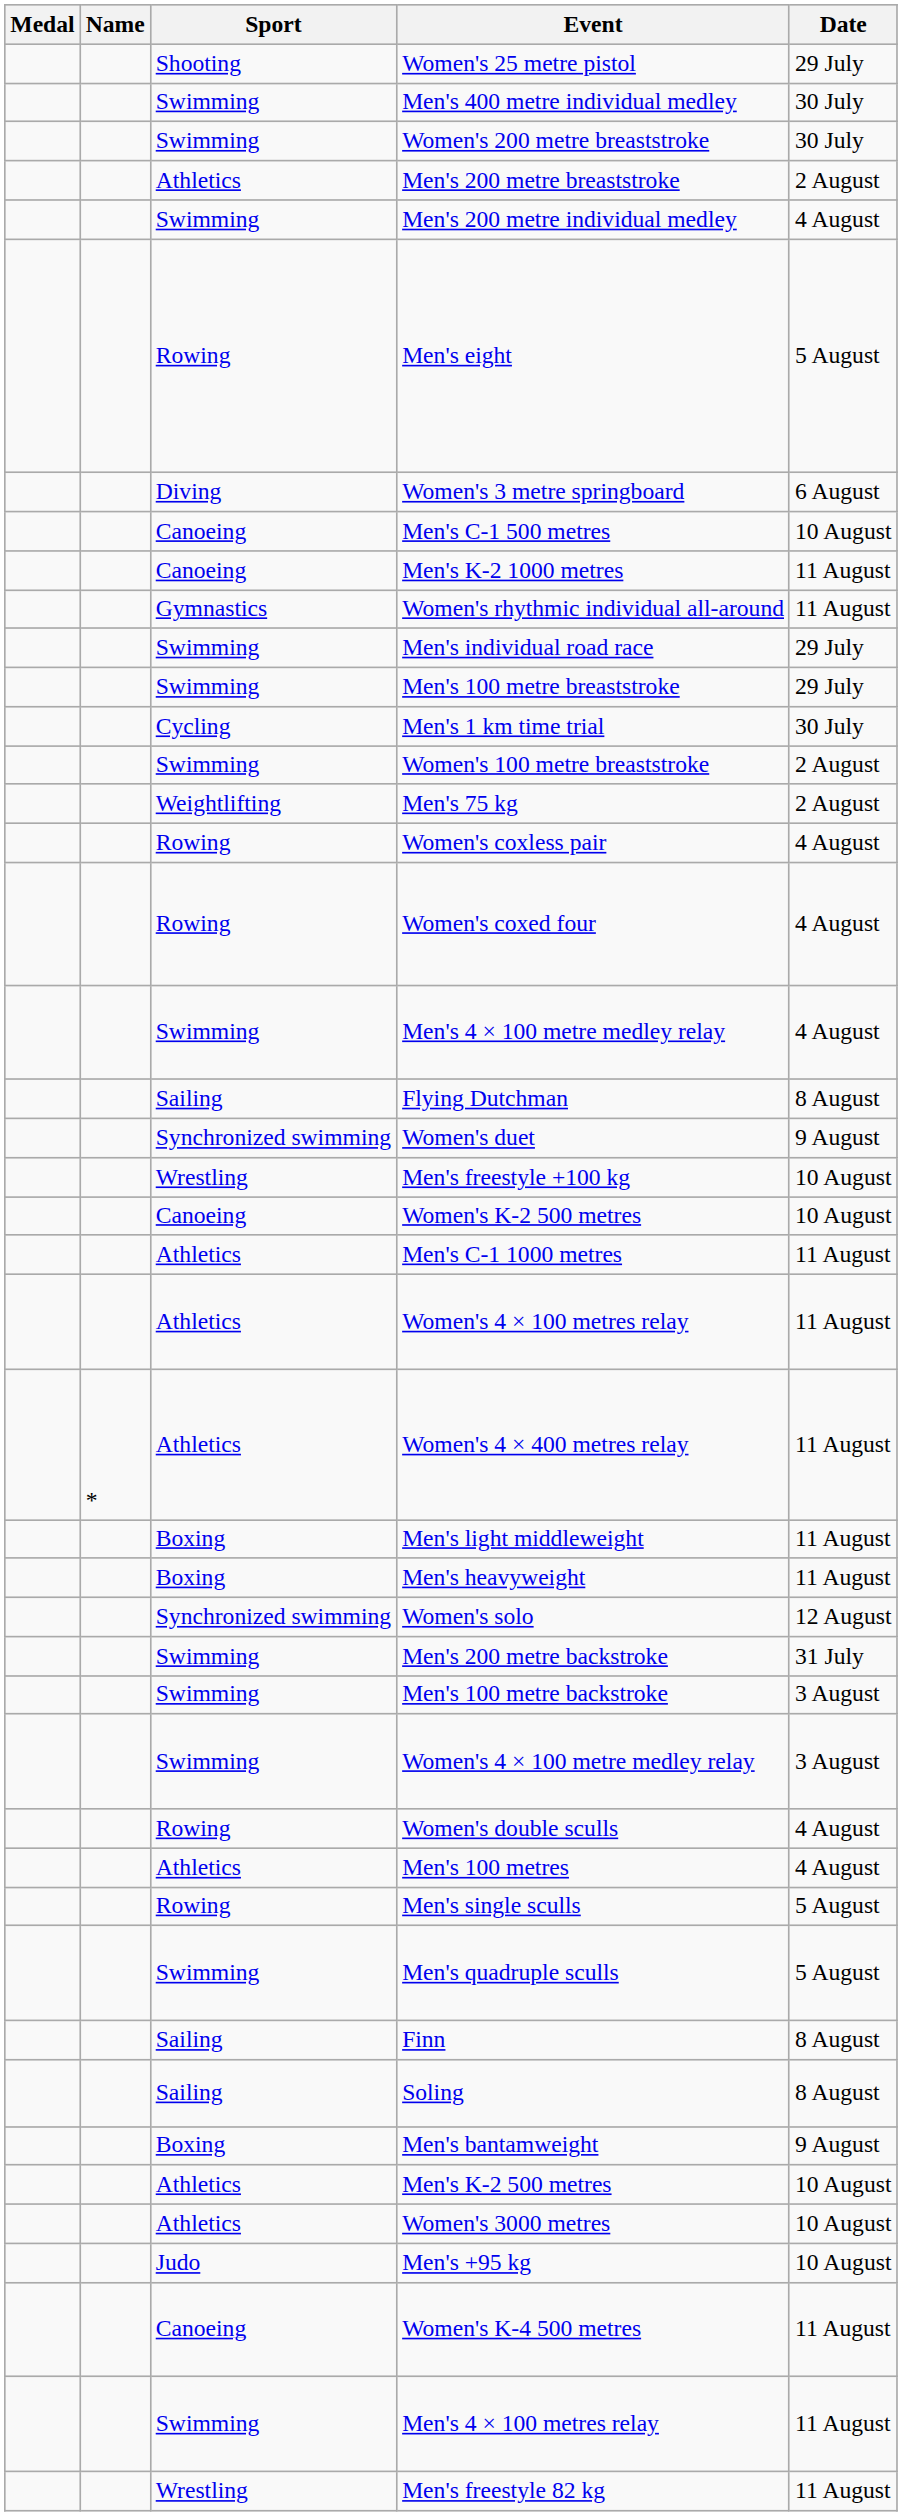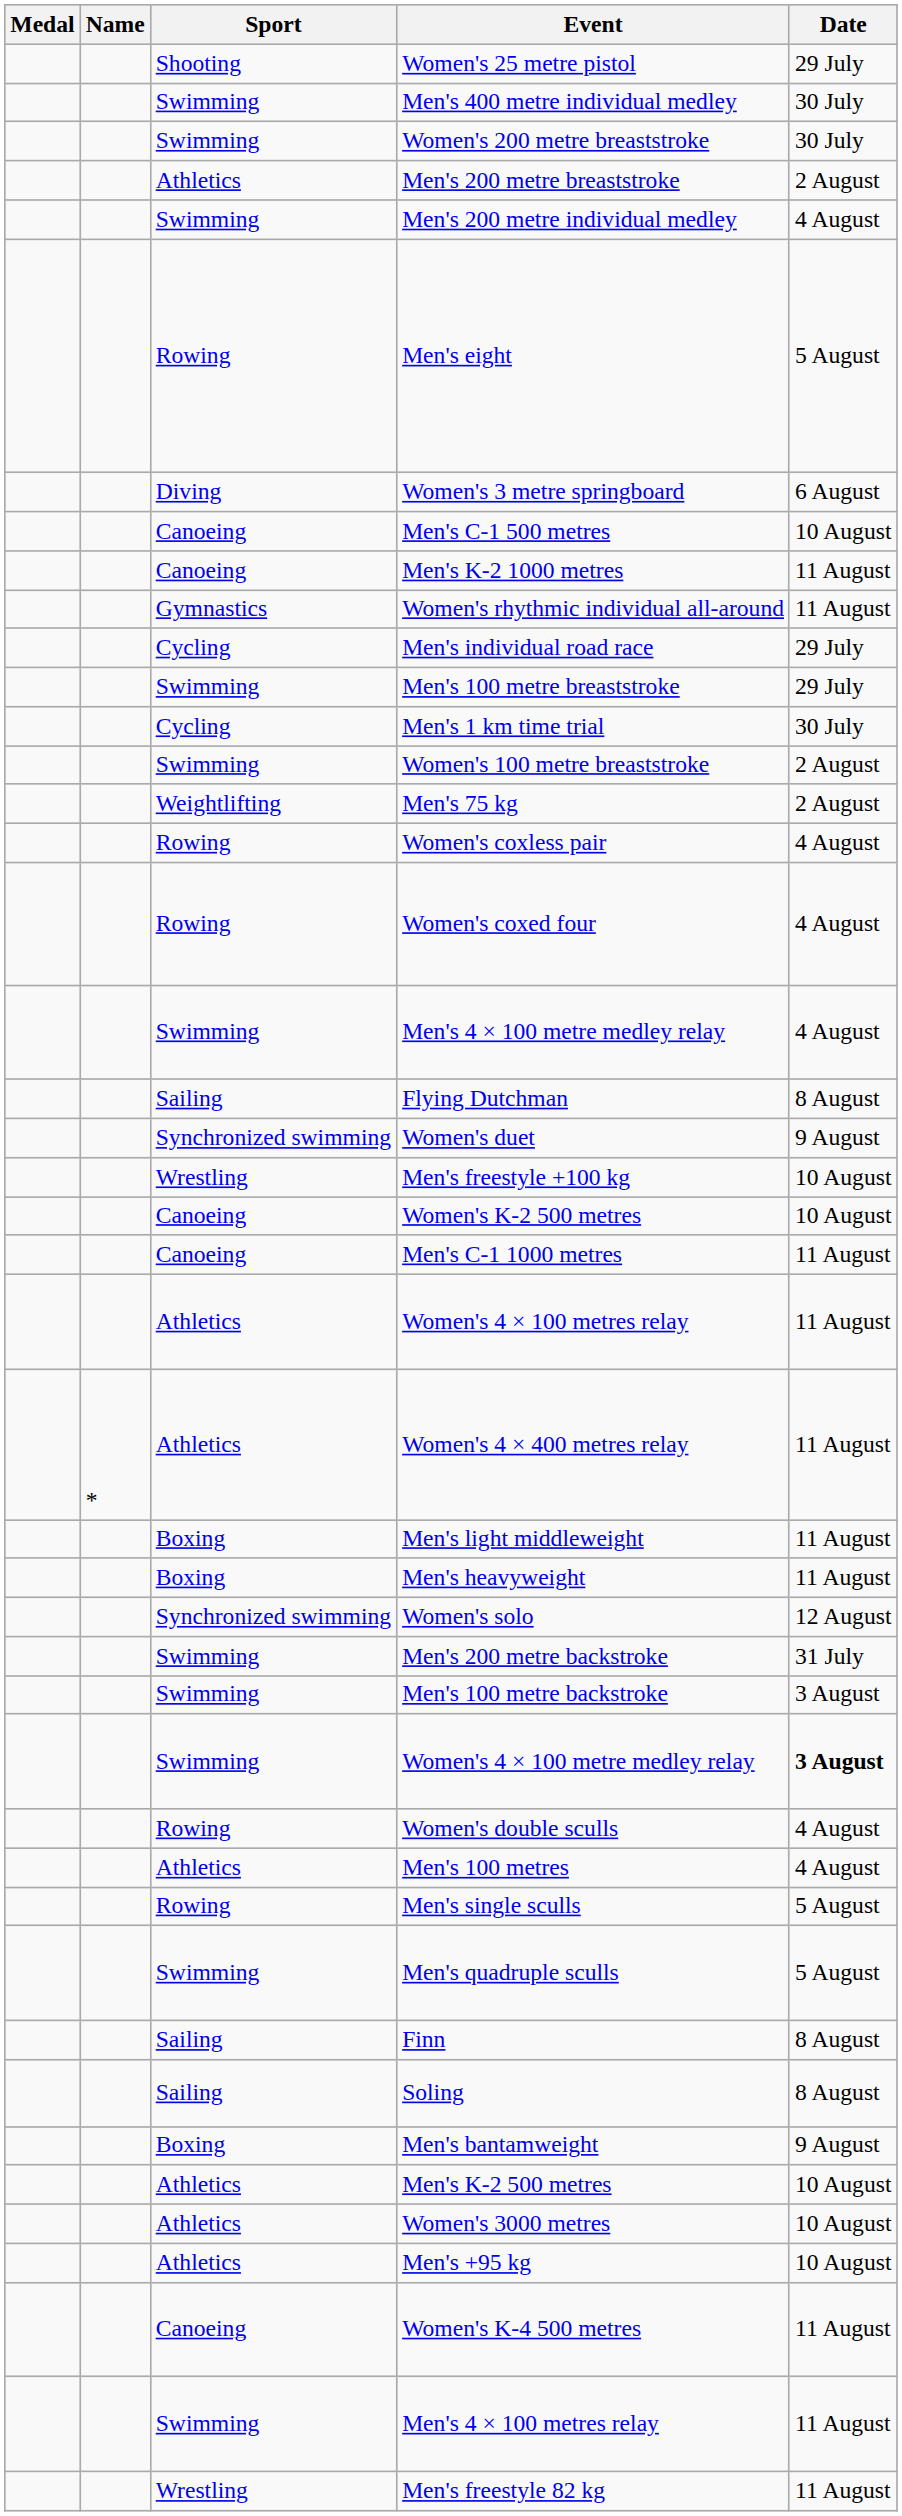(208, 647) Swimming -> (193, 647) Cycling
(198, 1254) Athletics -> (201, 1254) Canoeing
(837, 1761) normal -> (839, 1761) bold
(178, 2262) Judo -> (198, 2262) Athletics
